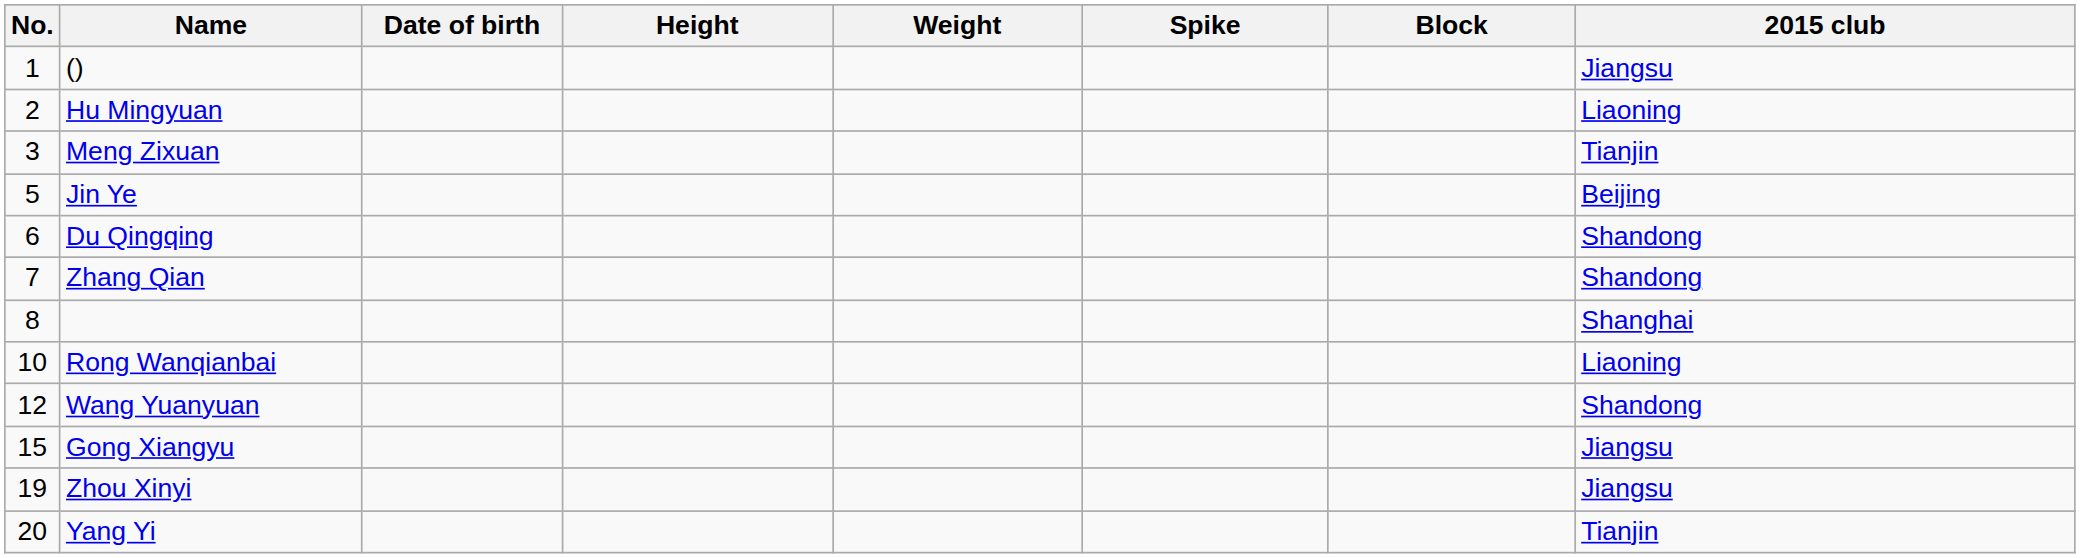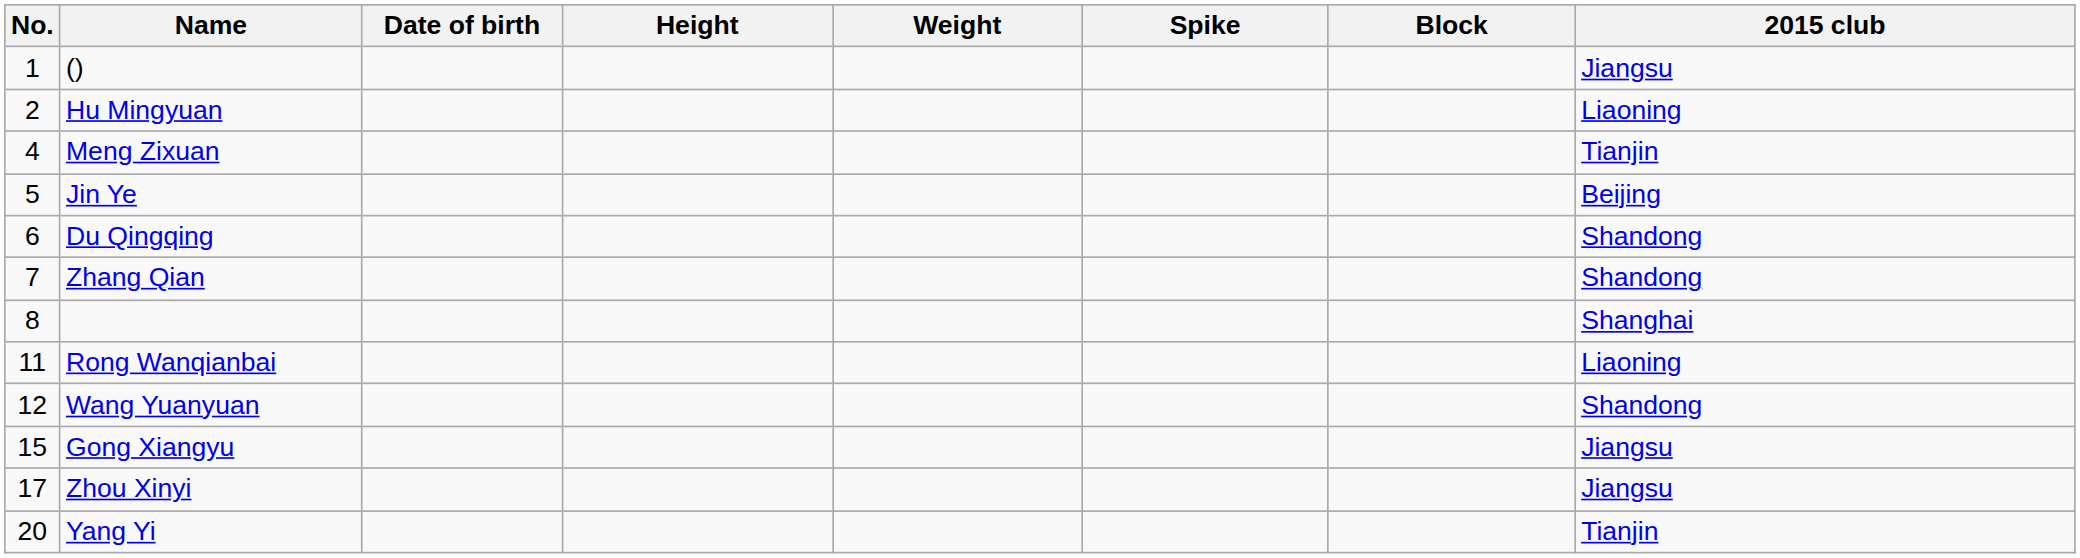(32, 151) 3 -> (32, 151) 4
(32, 362) 10 -> (32, 362) 11
(32, 488) 19 -> (32, 488) 17
